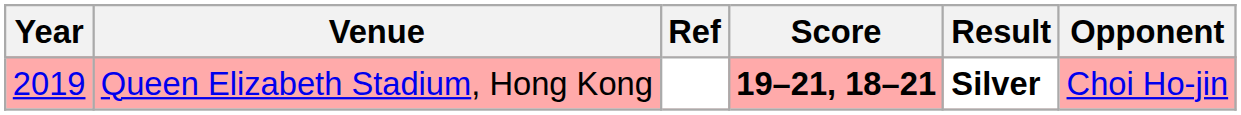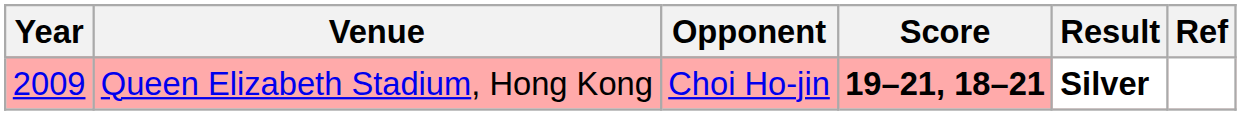columns swapped: (1147, 31) <-> (695, 31)
(49, 83) 2019 -> (49, 83) 2009
